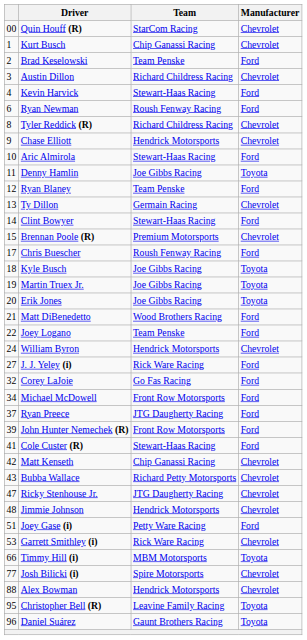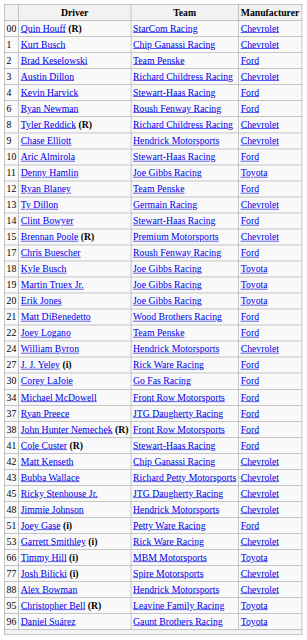(11, 381) 32 -> (11, 381) 30
(11, 429) 39 -> (11, 429) 38
(11, 493) 47 -> (11, 493) 45
